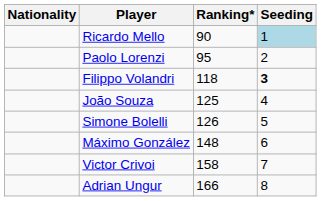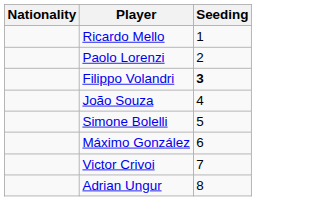- column: (225, 15)
(264, 36) lightblue background -> (200, 36) no background
